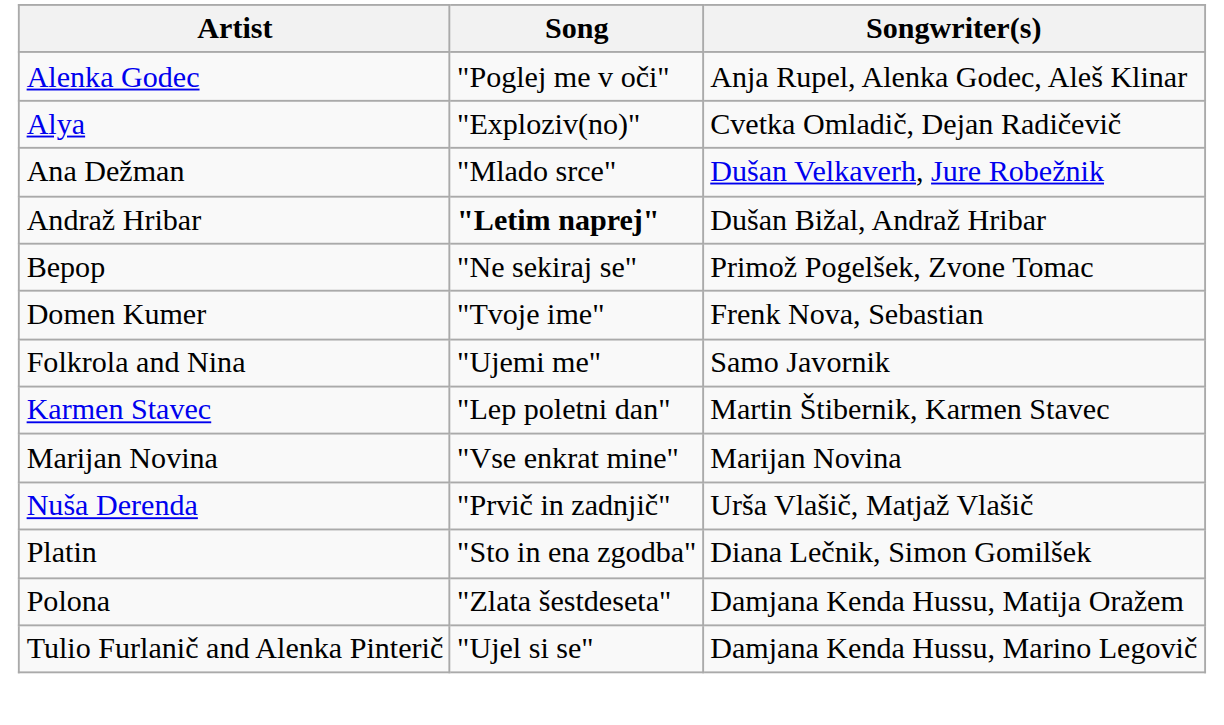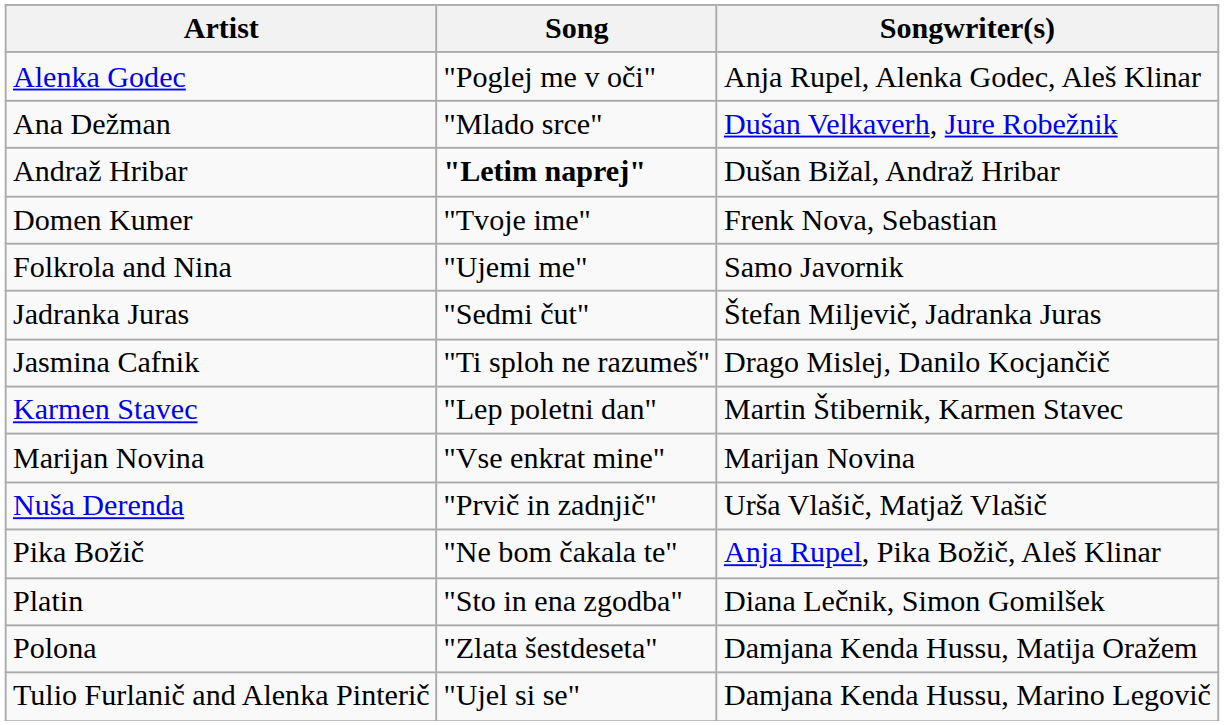- row: (56, 123)
- row: (66, 266)
+ row: (101, 314)
+ row: (106, 362)
+ row: (79, 553)
